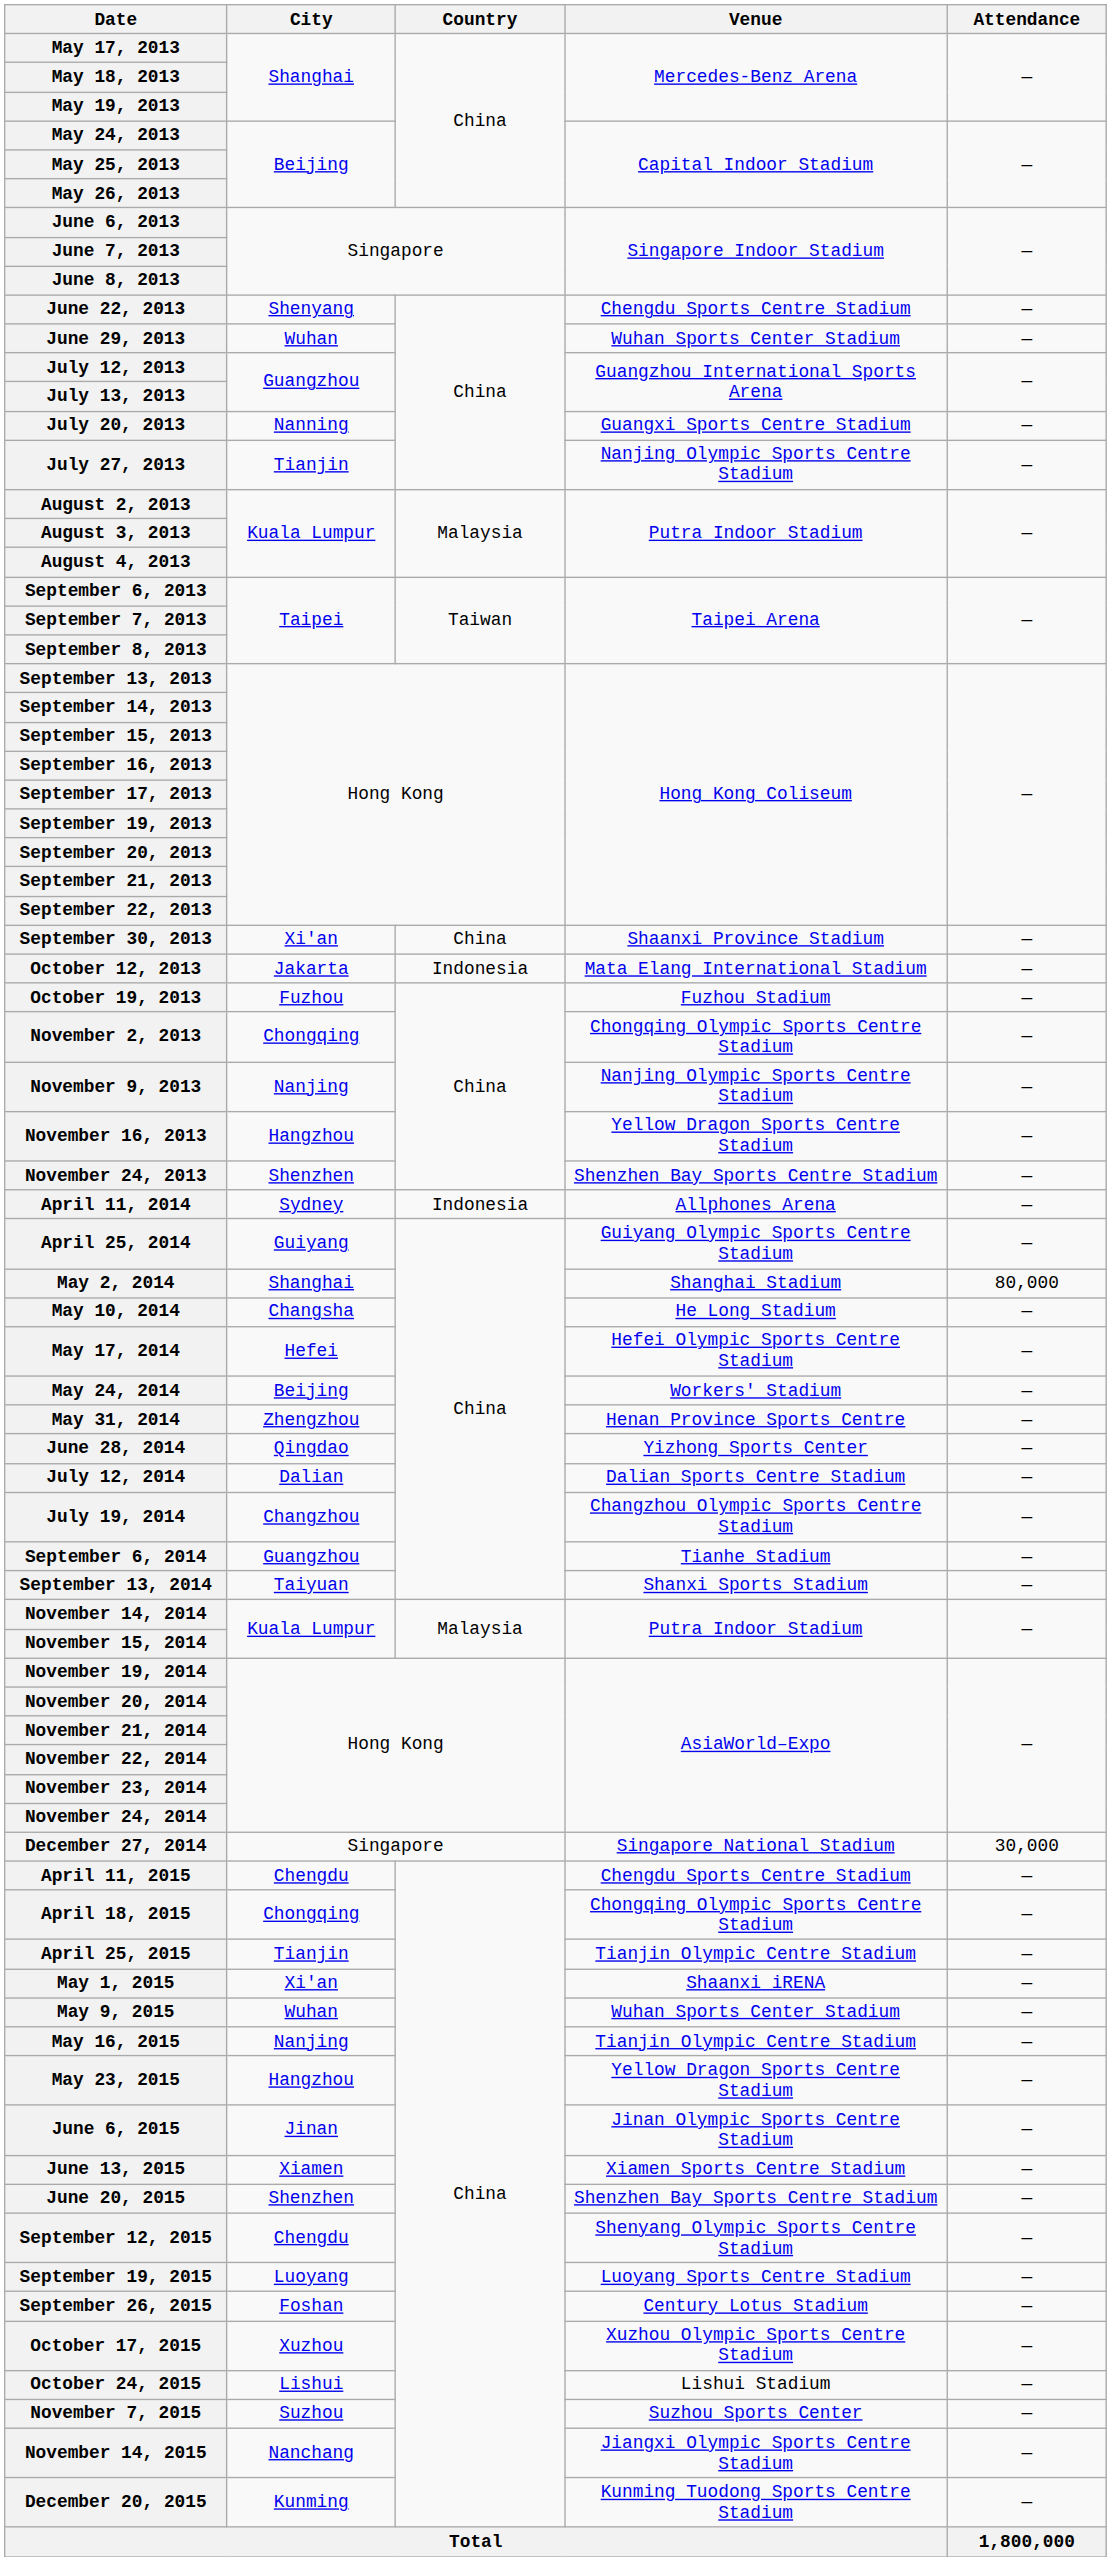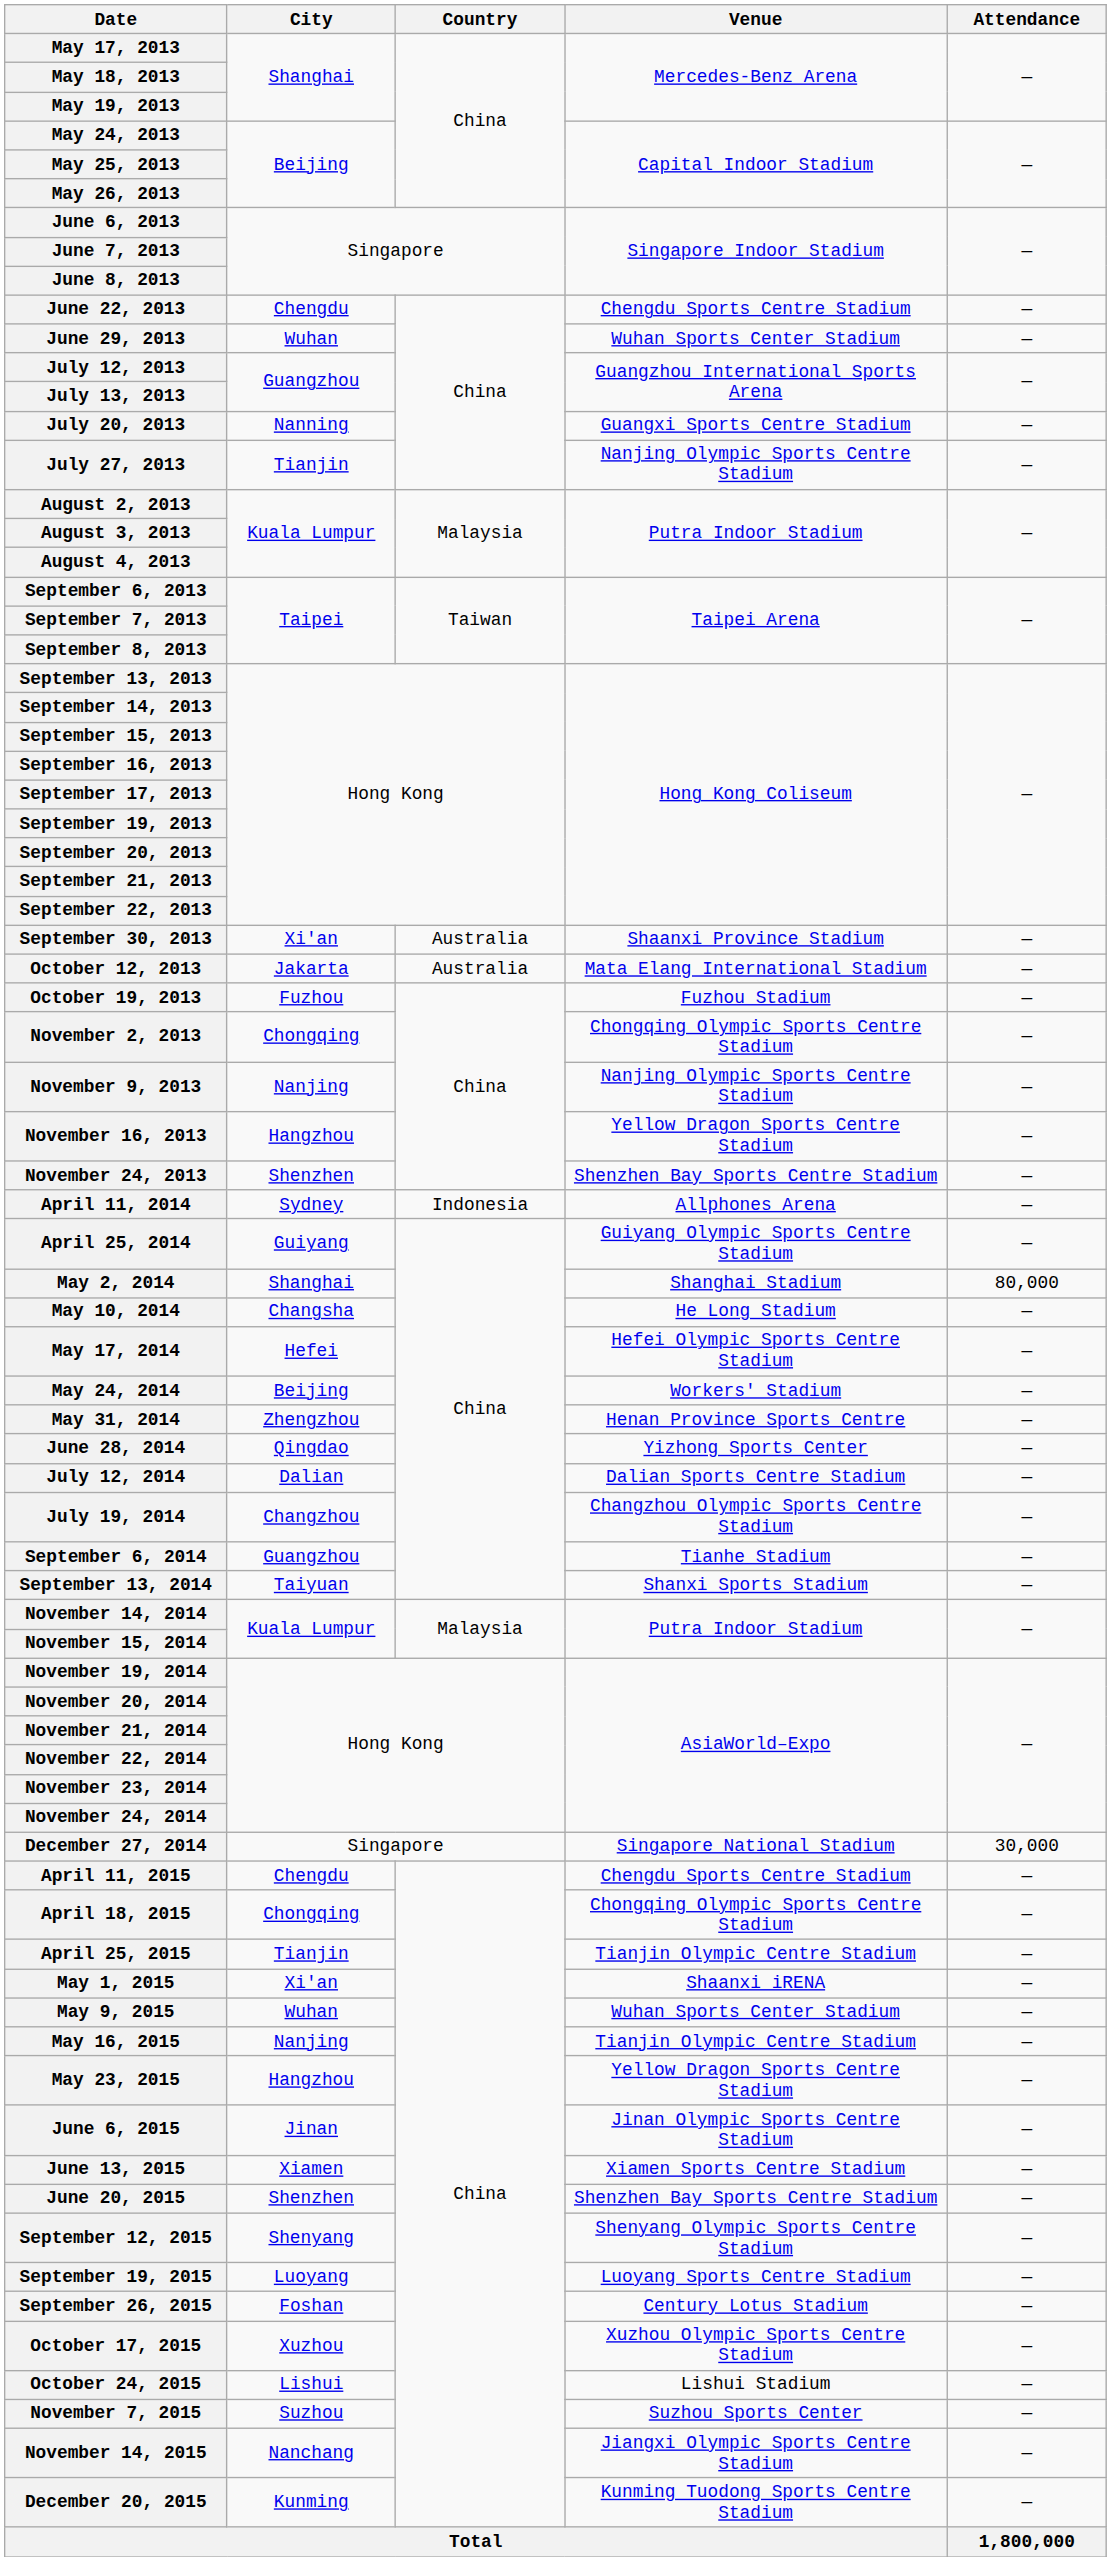(311, 309) Shenyang -> (311, 309) Chengdu
(480, 940) China -> (480, 940) Australia
(480, 969) Indonesia -> (480, 969) Australia
(311, 2238) Chengdu -> (311, 2238) Shenyang
